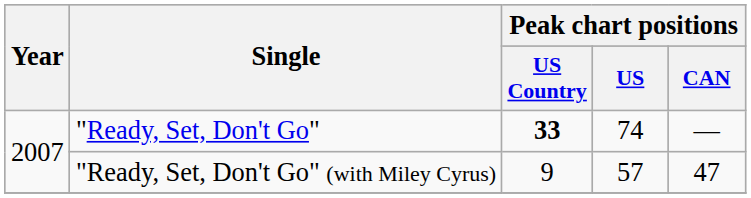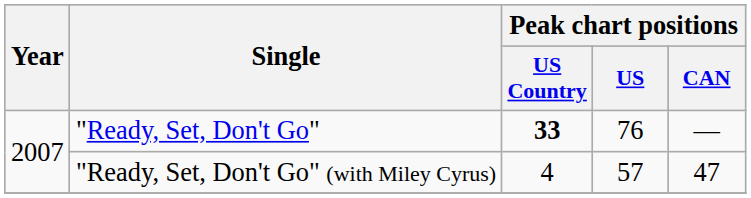(630, 130) 74 -> (630, 130) 76
(547, 172) 9 -> (547, 172) 4
